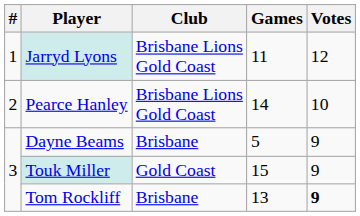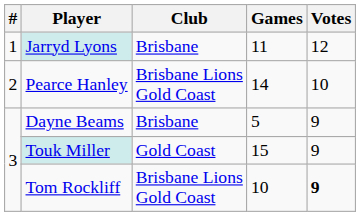(189, 56) Brisbane Lions Gold Coast -> (167, 46) Brisbane
(167, 197) Brisbane -> (189, 187) Brisbane Lions Gold Coast
(260, 197) 13 -> (260, 187) 10
